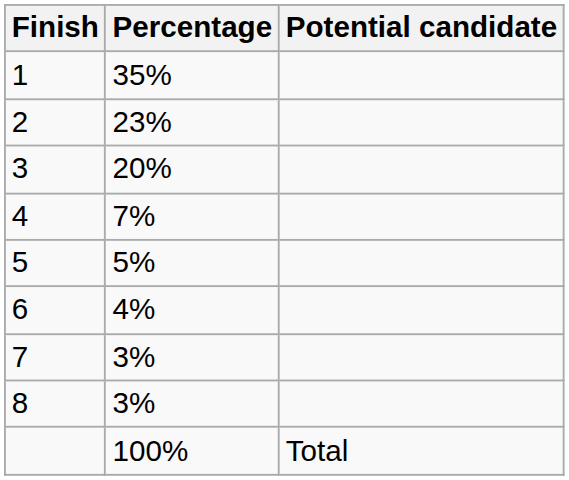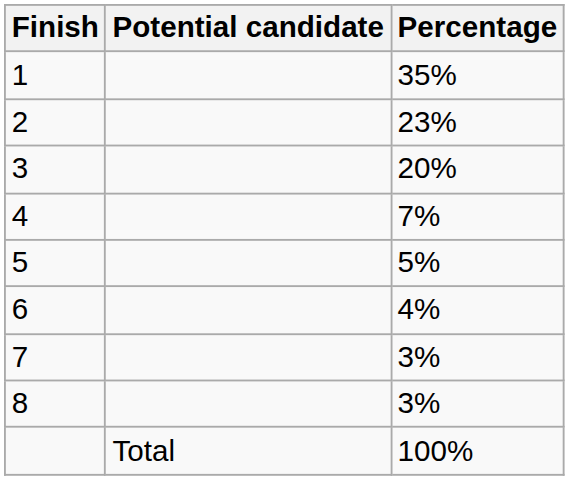columns swapped: (421, 27) <-> (192, 27)
